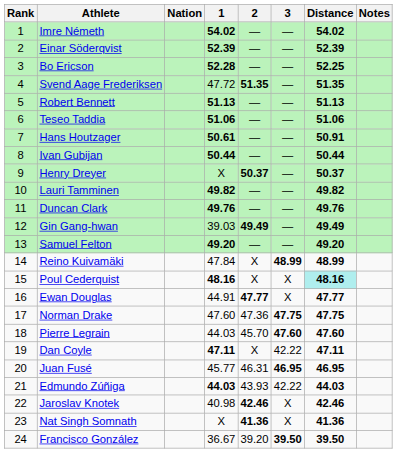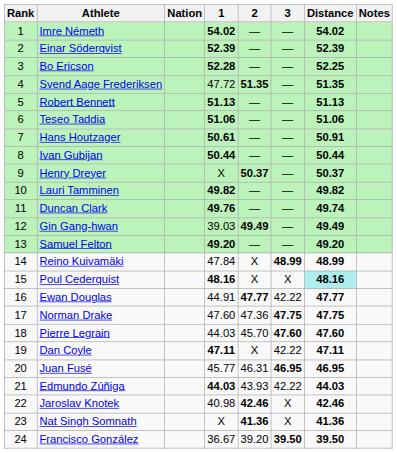(330, 208) 49.76 -> (330, 208) 49.74
(288, 297) X -> (288, 297) 42.22
